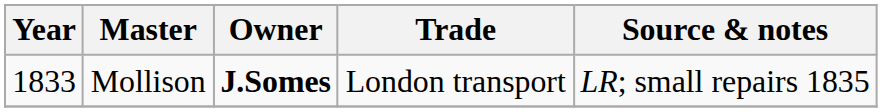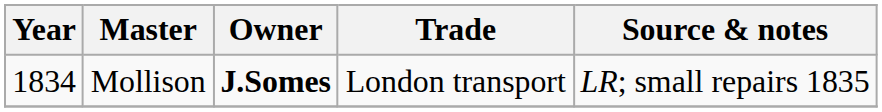(44, 80) 1833 -> (44, 80) 1834
